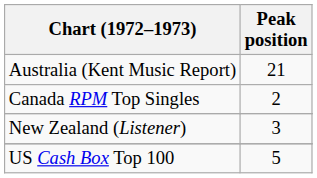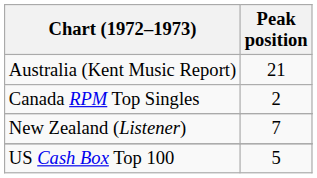(276, 128) 3 -> (276, 128) 7
